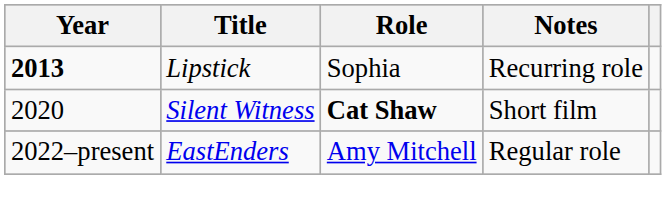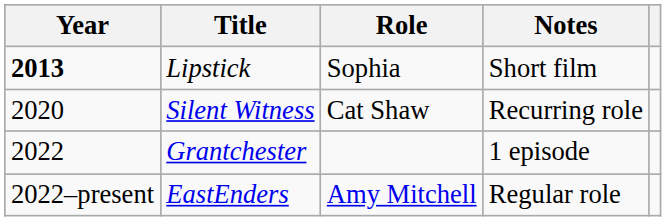(566, 67) Recurring role -> (543, 67) Short film
(382, 109) bold -> (378, 109) normal
(543, 109) Short film -> (566, 109) Recurring role
+ row: (236, 151)
